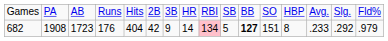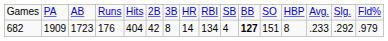(55, 28) 1908 -> (55, 28) 1909
(168, 28) 9 -> (168, 28) 8
(210, 28) pink background -> (210, 28) no background
(226, 28) 5 -> (226, 28) 4
